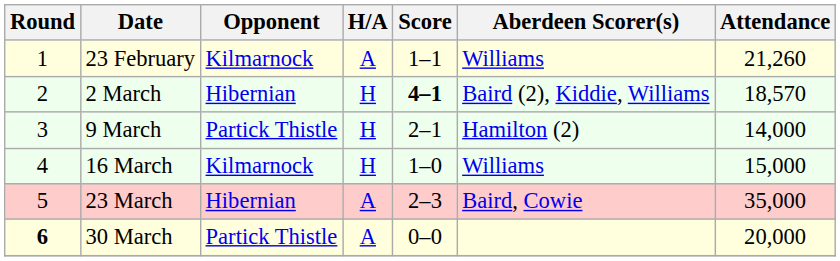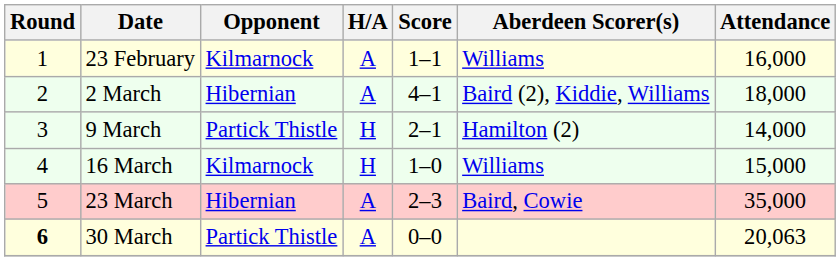(775, 58) 21,260 -> (775, 58) 16,000
(368, 93) H -> (368, 93) A
(425, 93) bold -> (425, 93) normal
(775, 93) 18,570 -> (775, 93) 18,000
(775, 237) 20,000 -> (775, 237) 20,063
